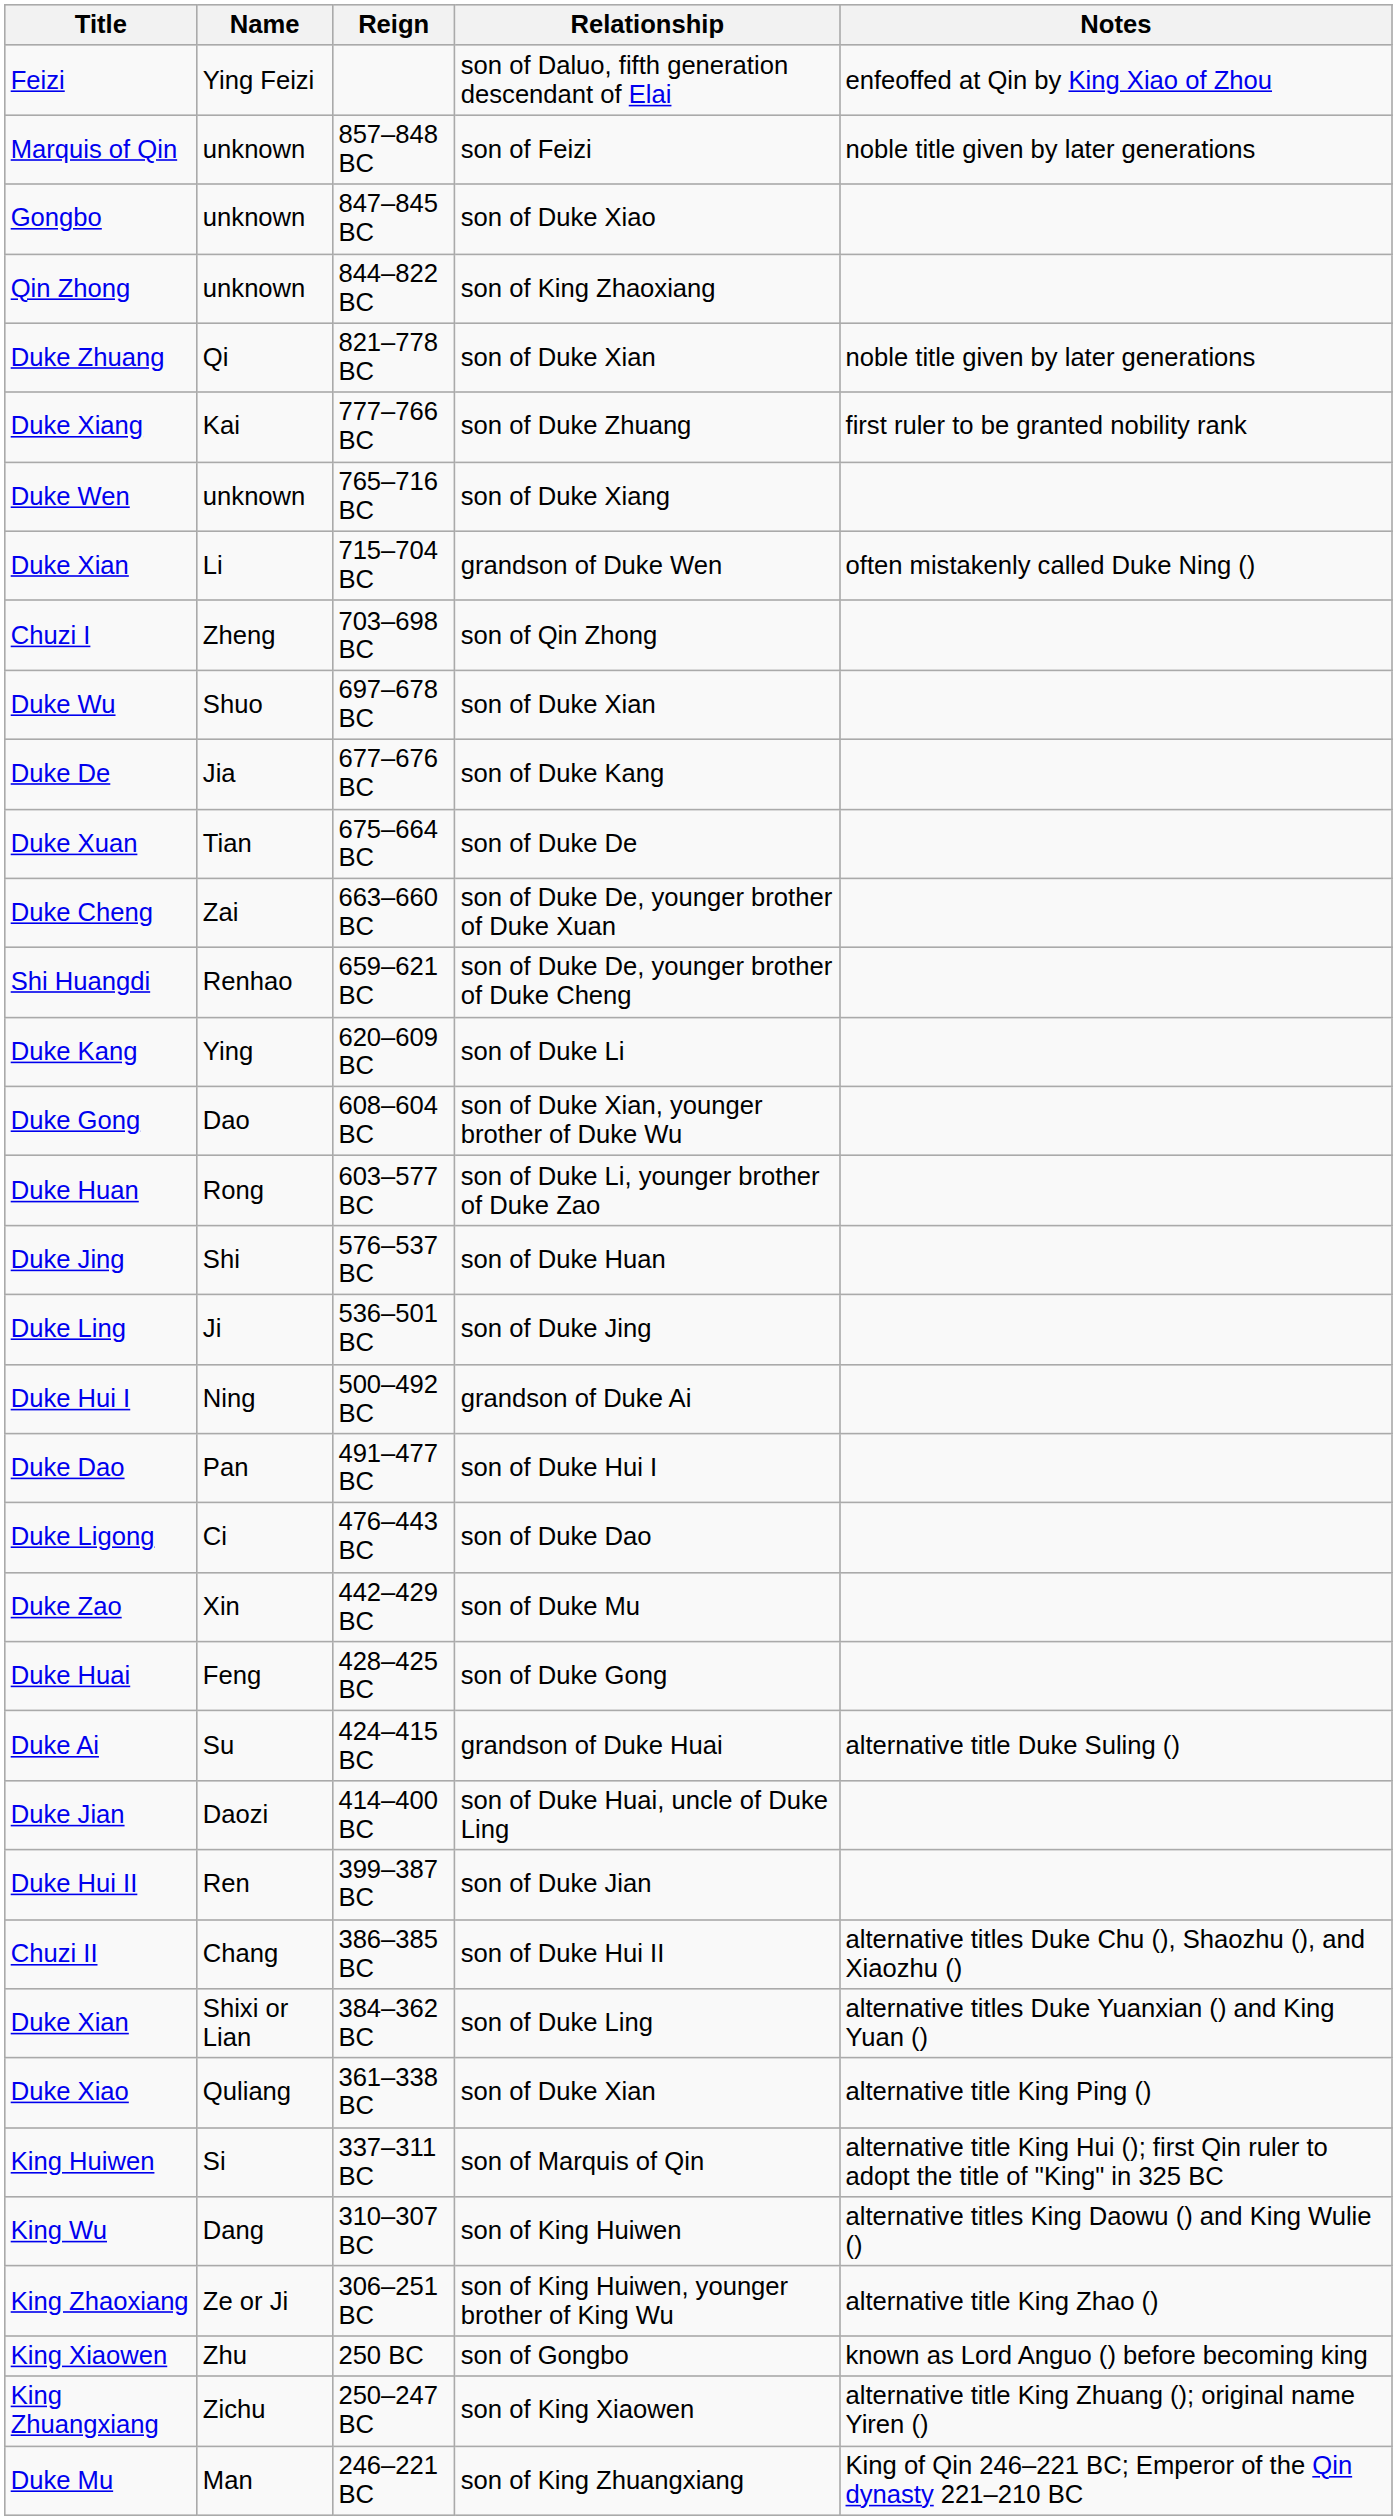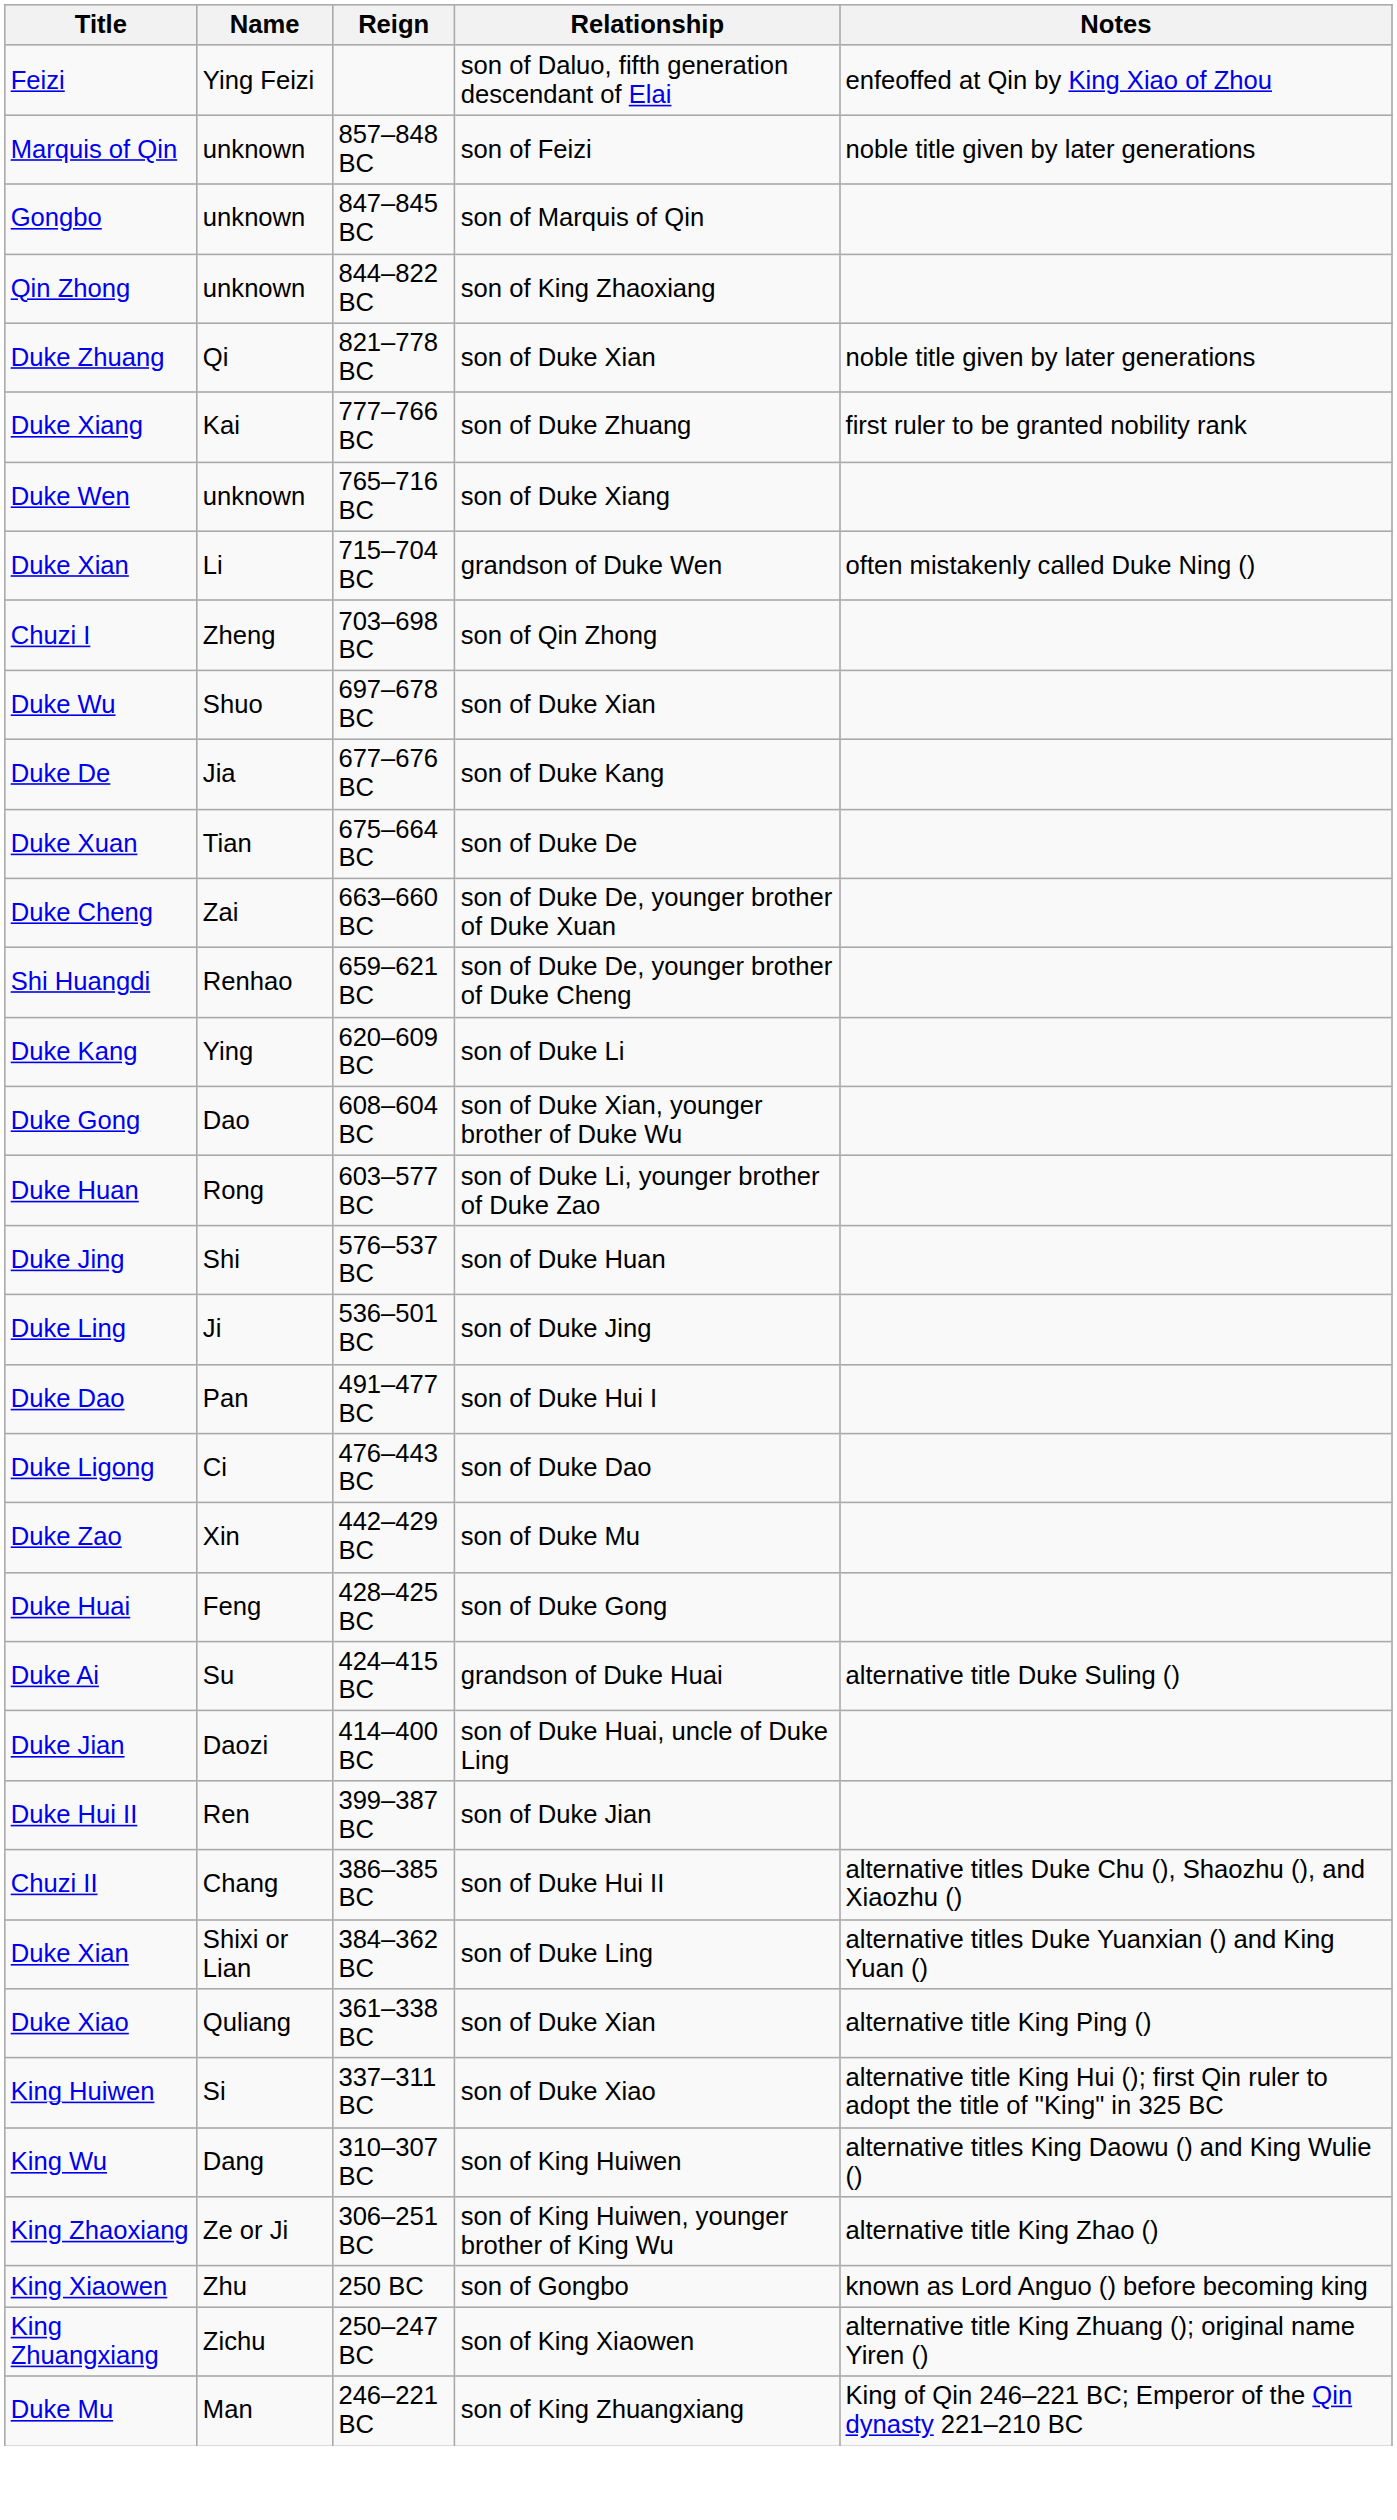(558, 218) son of Duke Xiao -> (582, 218) son of Marquis of Qin
- row: (388, 1398)
(582, 2161) son of Marquis of Qin -> (558, 2092) son of Duke Xiao
